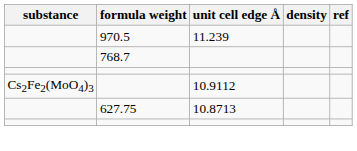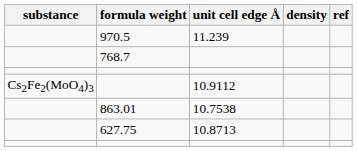+ row: (118, 108)
